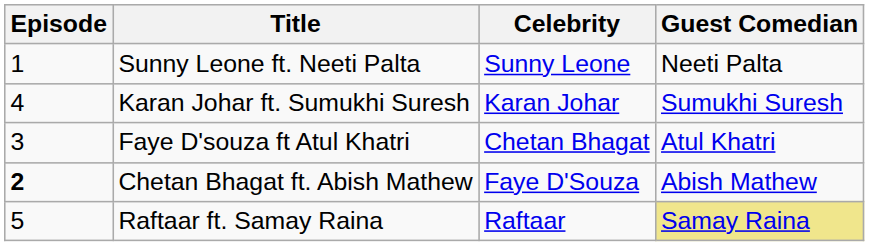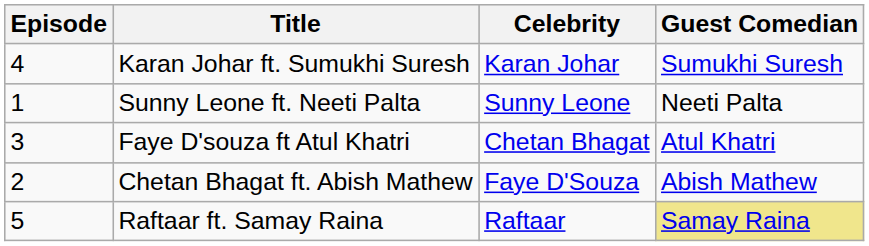rows swapped: (269, 63) <-> (294, 102)
(17, 181) bold -> (17, 181) normal
